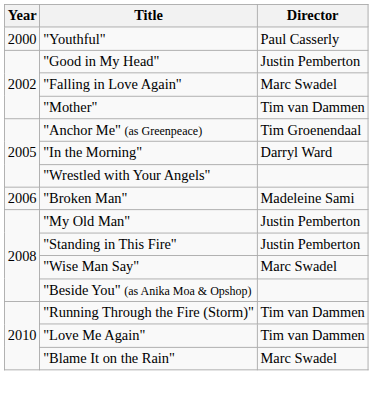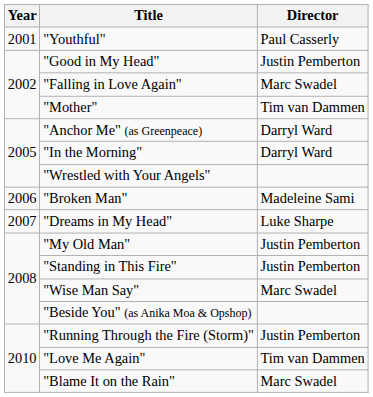(22, 38) 2000 -> (22, 38) 2001
(311, 130) Tim Groenendaal -> (296, 130) Darryl Ward
+ row: (108, 221)
(313, 312) Tim van Dammen -> (310, 335) Justin Pemberton
